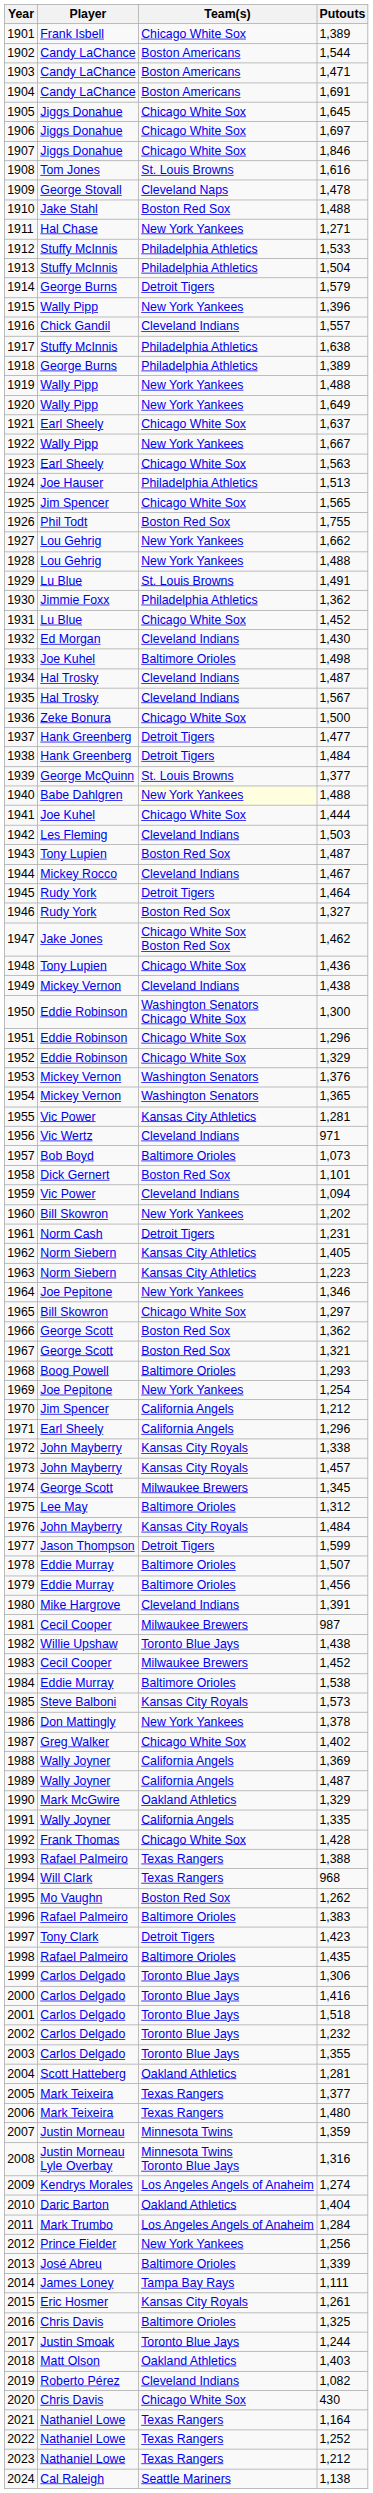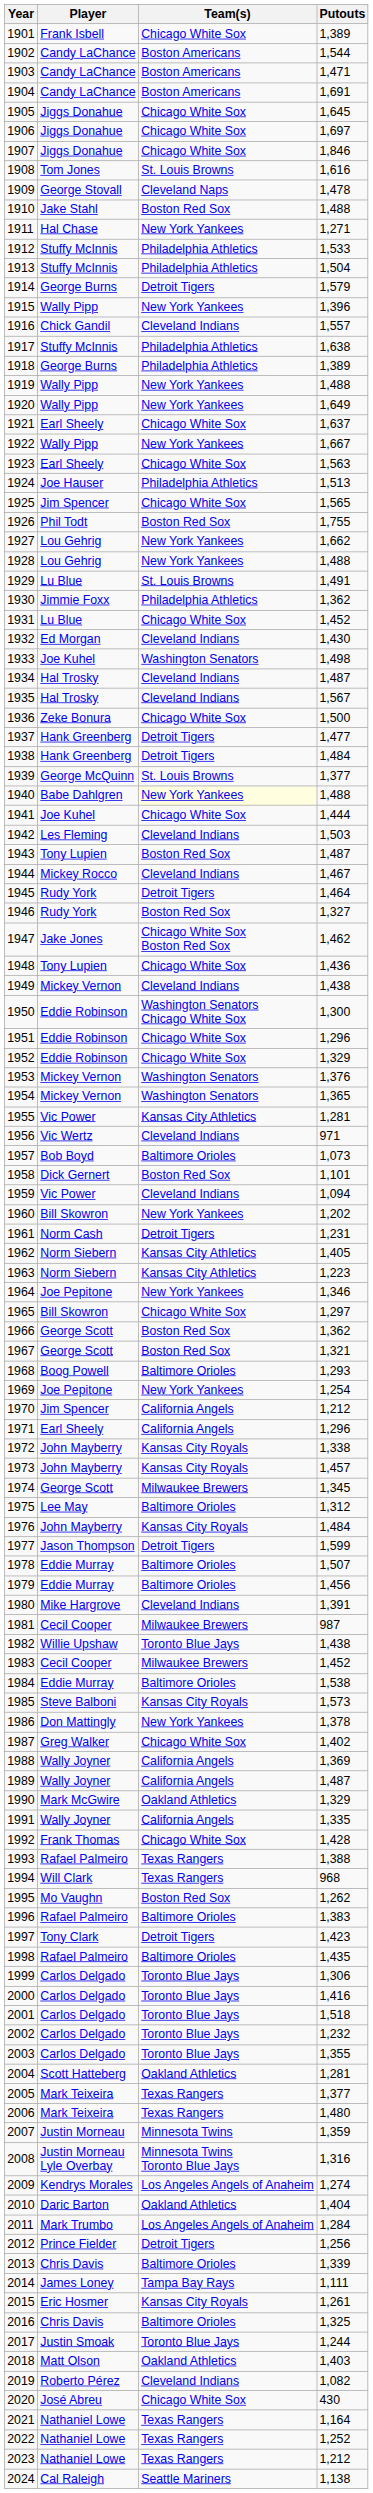(188, 659) Baltimore Orioles -> (200, 659) Washington Senators
(192, 2244) New York Yankees -> (178, 2244) Detroit Tigers
(71, 2263) José Abreu -> (72, 2263) Chris Davis
(72, 2400) Chris Davis -> (71, 2400) José Abreu
